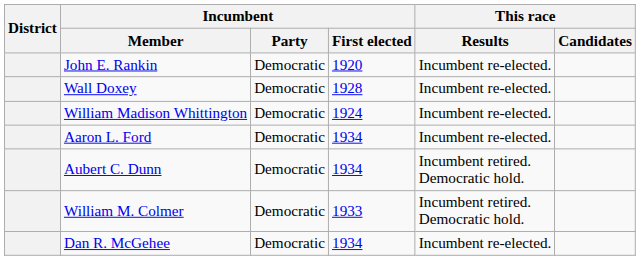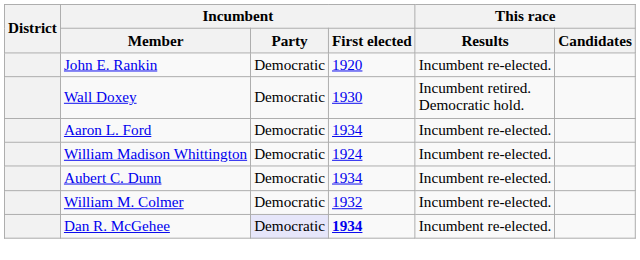(347, 88) 1928 -> (347, 97) 1930
(485, 88) Incumbent re-elected. -> (475, 97) Incumbent retired. Democratic hold.
rows swapped: (156, 112) <-> (108, 137)
(475, 169) Incumbent retired. Democratic hold. -> (485, 178) Incumbent re-elected.
(347, 210) 1933 -> (347, 202) 1932
(475, 210) Incumbent retired. Democratic hold. -> (485, 202) Incumbent re-elected.
(290, 243) no background -> (290, 226) lavender background
(347, 243) normal -> (347, 226) bold
